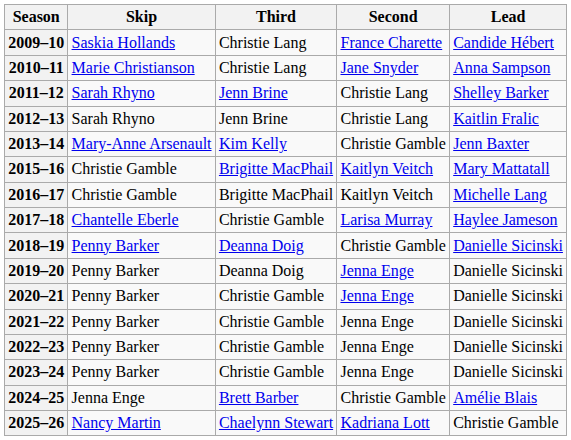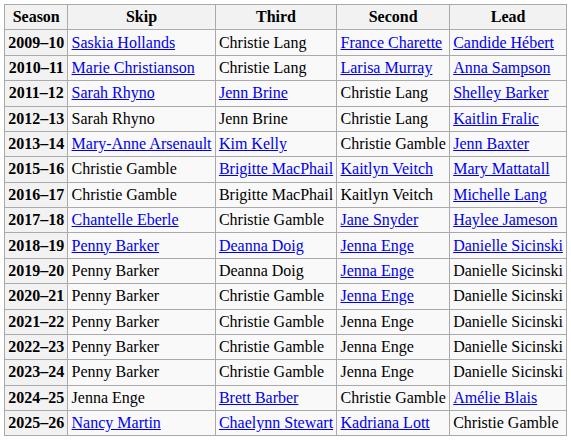(379, 67) Jane Snyder -> (386, 67) Larisa Murray
(386, 220) Larisa Murray -> (379, 220) Jane Snyder
(393, 245) Christie Gamble -> (377, 245) Jenna Enge
